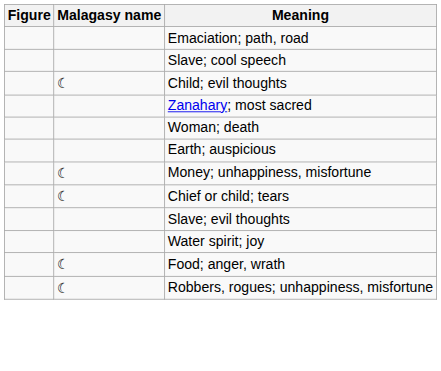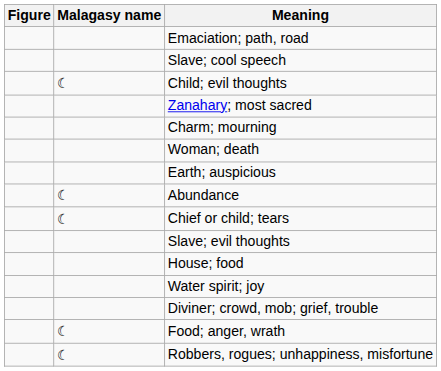+ row: (222, 128)
+ row: (203, 195)
- row: (270, 173)
+ row: (206, 263)
+ row: (273, 308)
